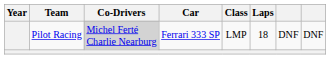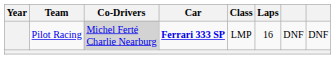(191, 35) normal -> (193, 35) bold
(263, 35) 18 -> (268, 35) 16
